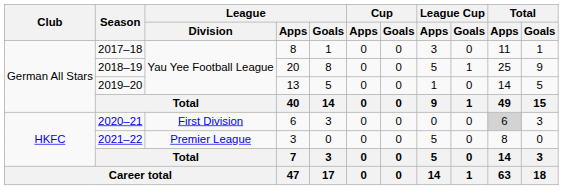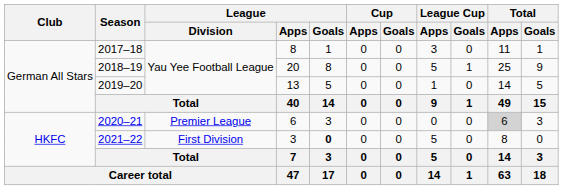(211, 121) First Division -> (211, 121) Premier League
(211, 139) Premier League -> (211, 139) First Division
(328, 139) normal -> (328, 139) bold
